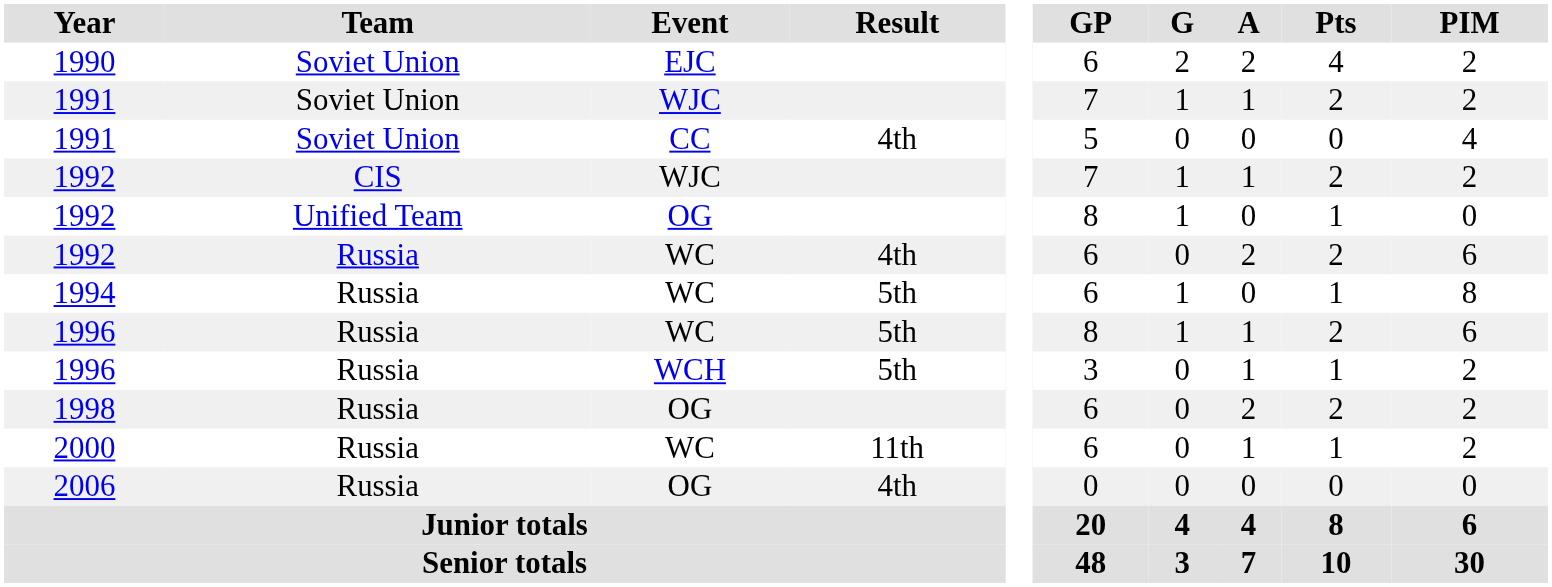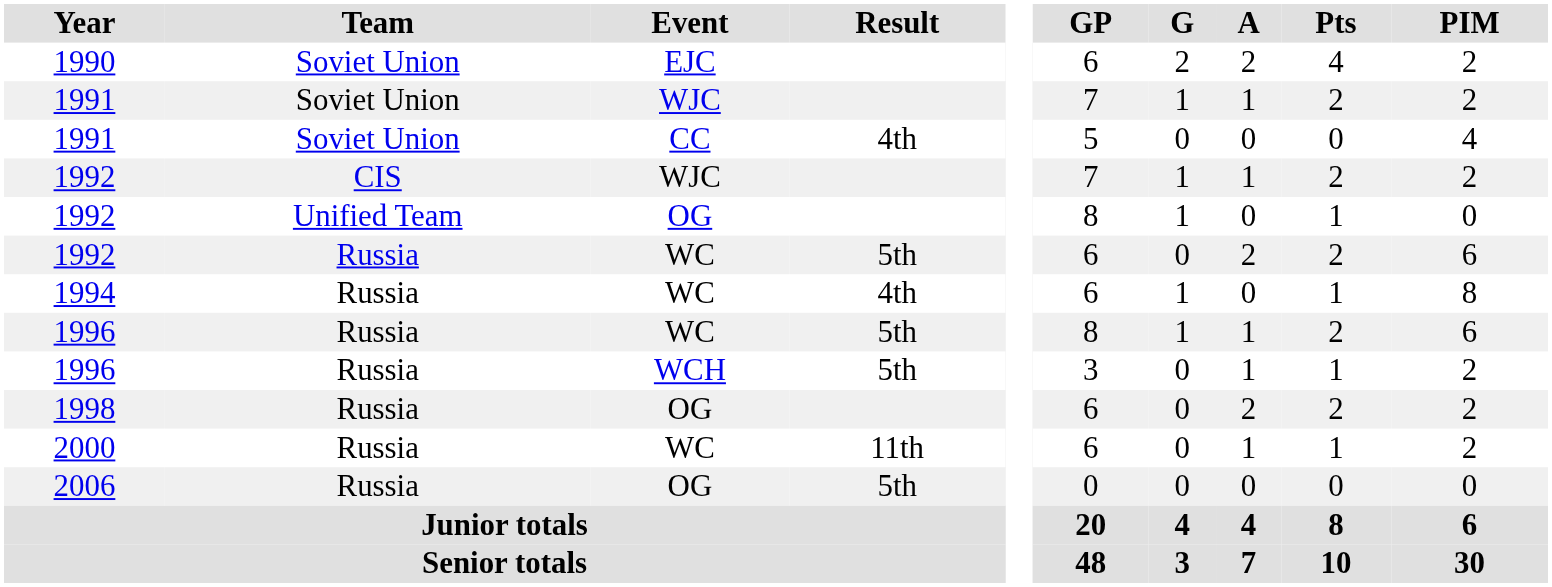(897, 254) 4th -> (897, 254) 5th
(897, 293) 5th -> (897, 293) 4th
(897, 486) 4th -> (897, 486) 5th
